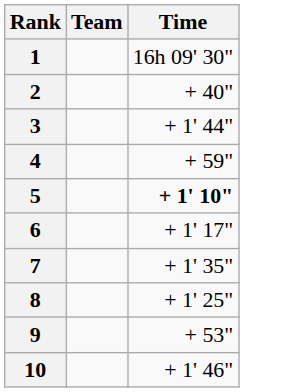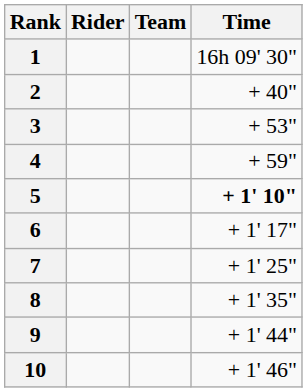+ column: (98, 21)
(199, 126) + 1' 44" -> (273, 126) + 53"
(199, 265) + 1' 35" -> (262, 265) + 1' 25"
(199, 299) + 1' 25" -> (262, 299) + 1' 35"
(209, 334) + 53" -> (262, 334) + 1' 44"
